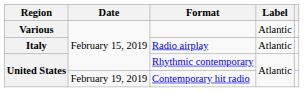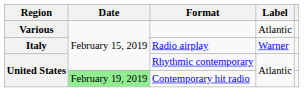(275, 45) Atlantic -> (273, 45) Warner
(109, 78) no background -> (109, 78) lightgreen background
